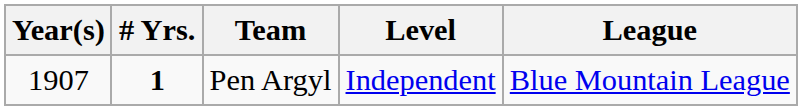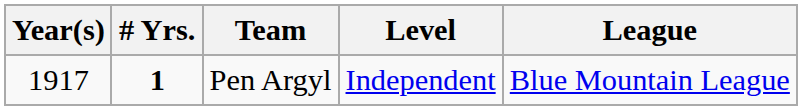(58, 79) 1907 -> (58, 79) 1917
